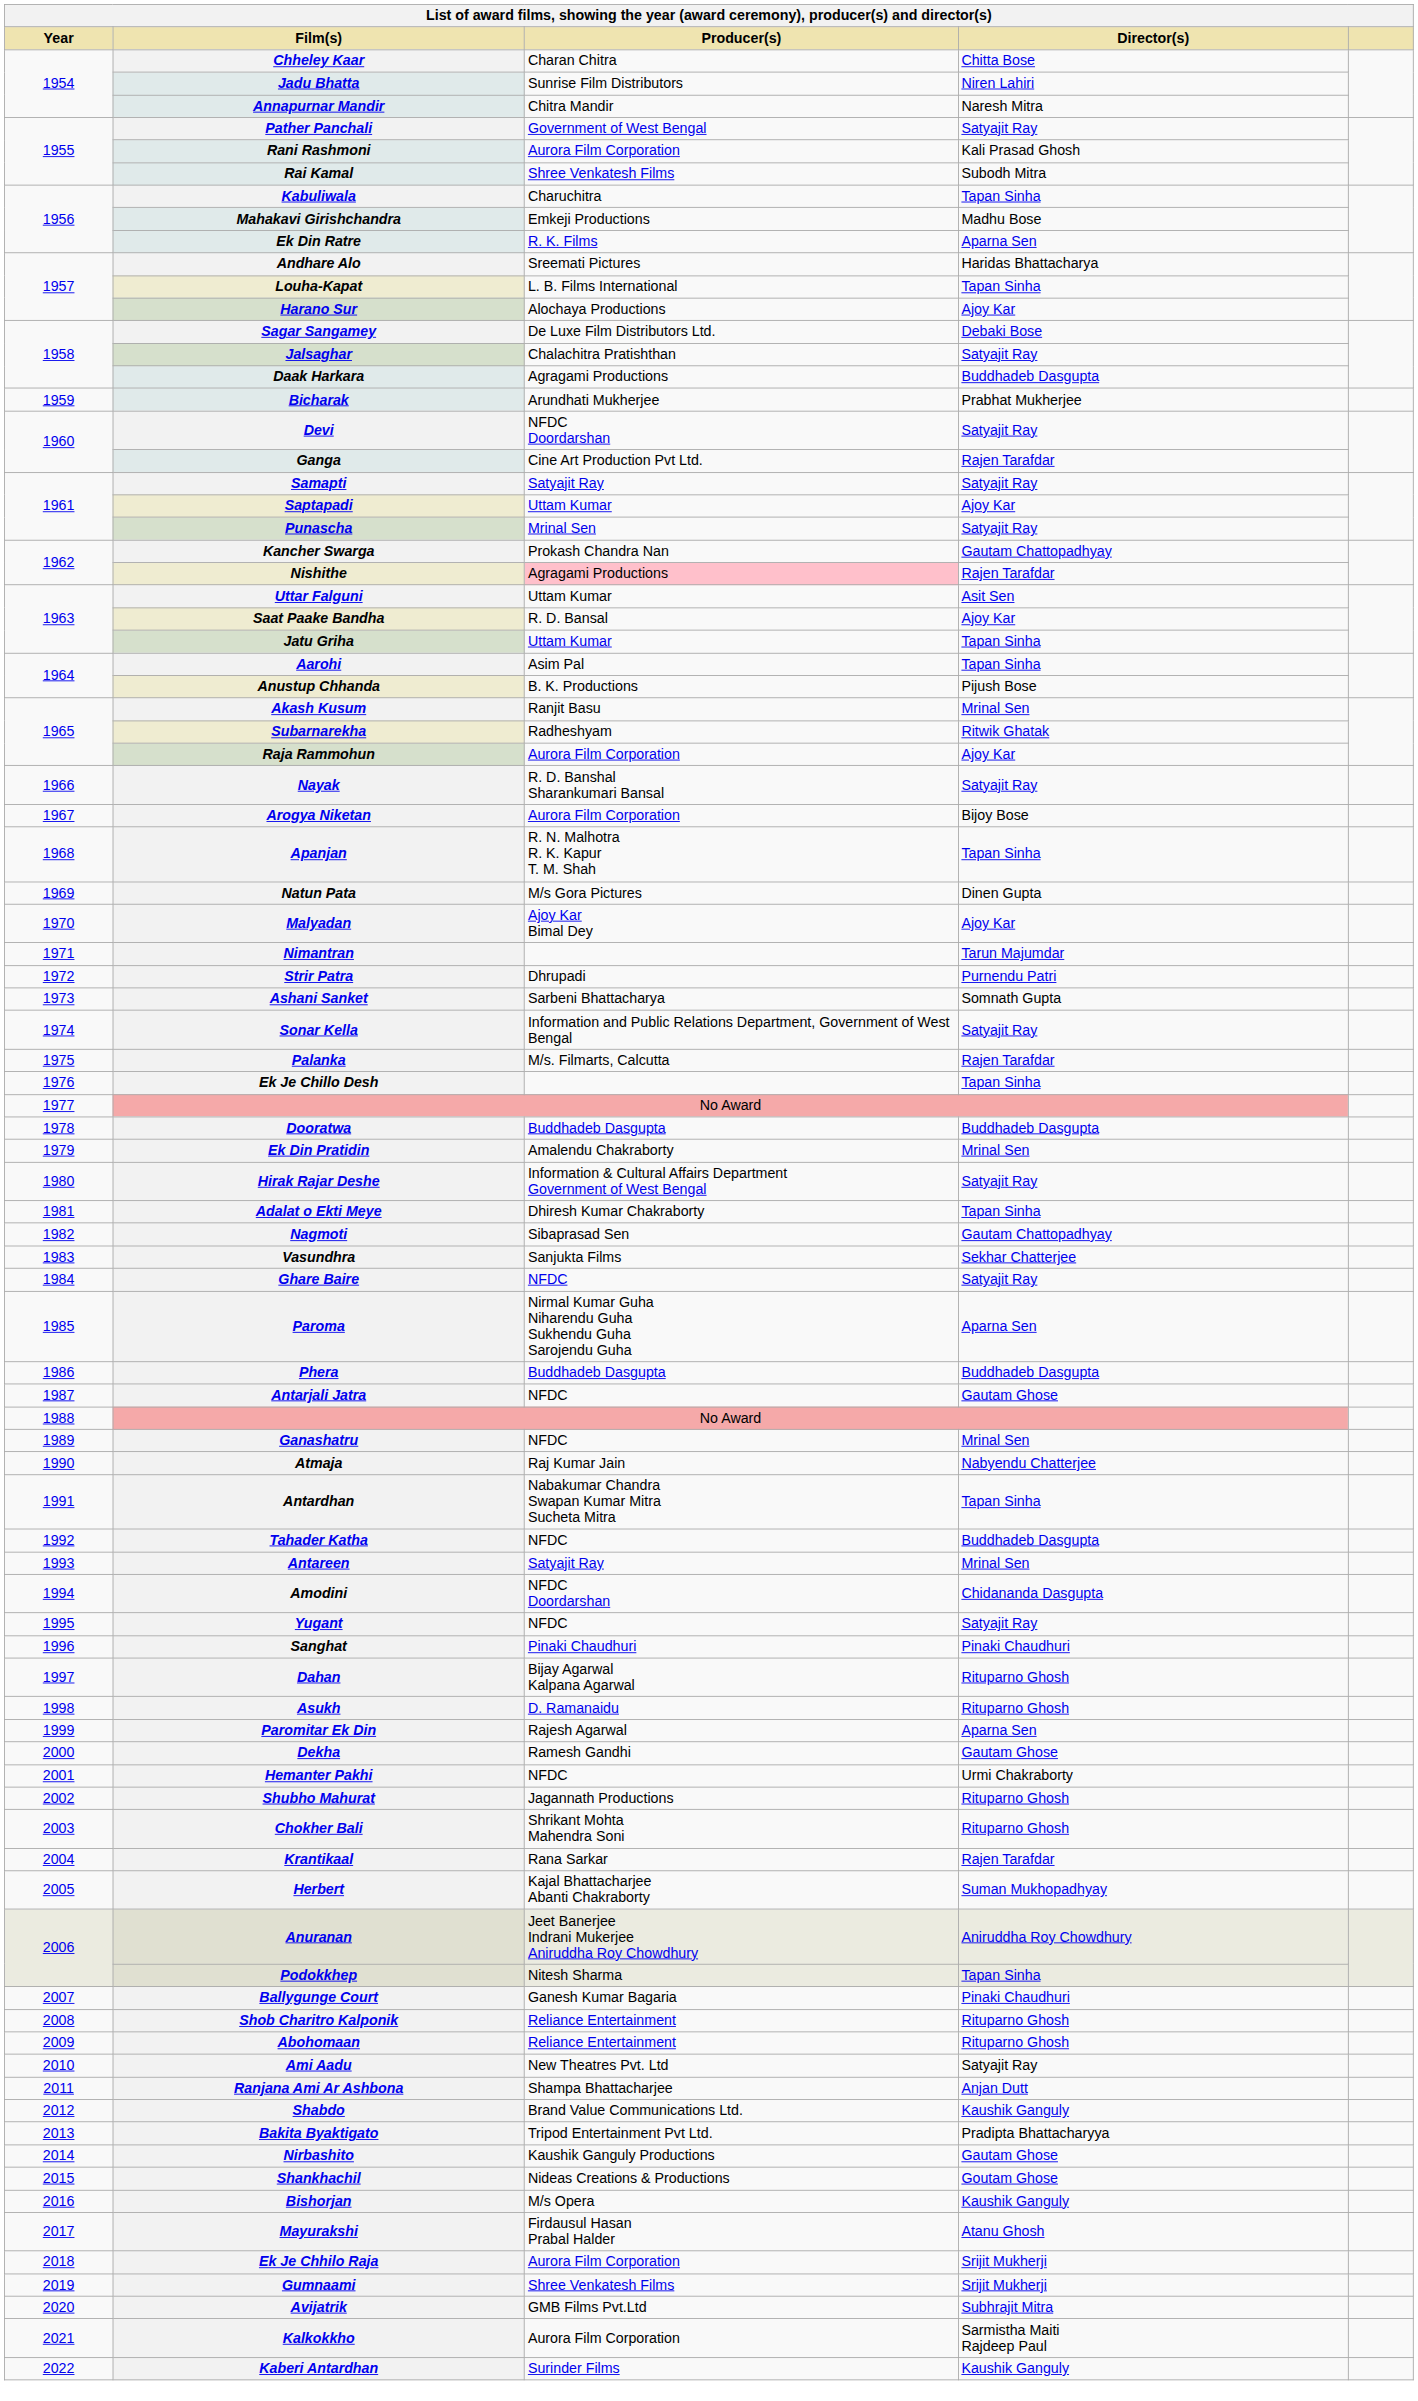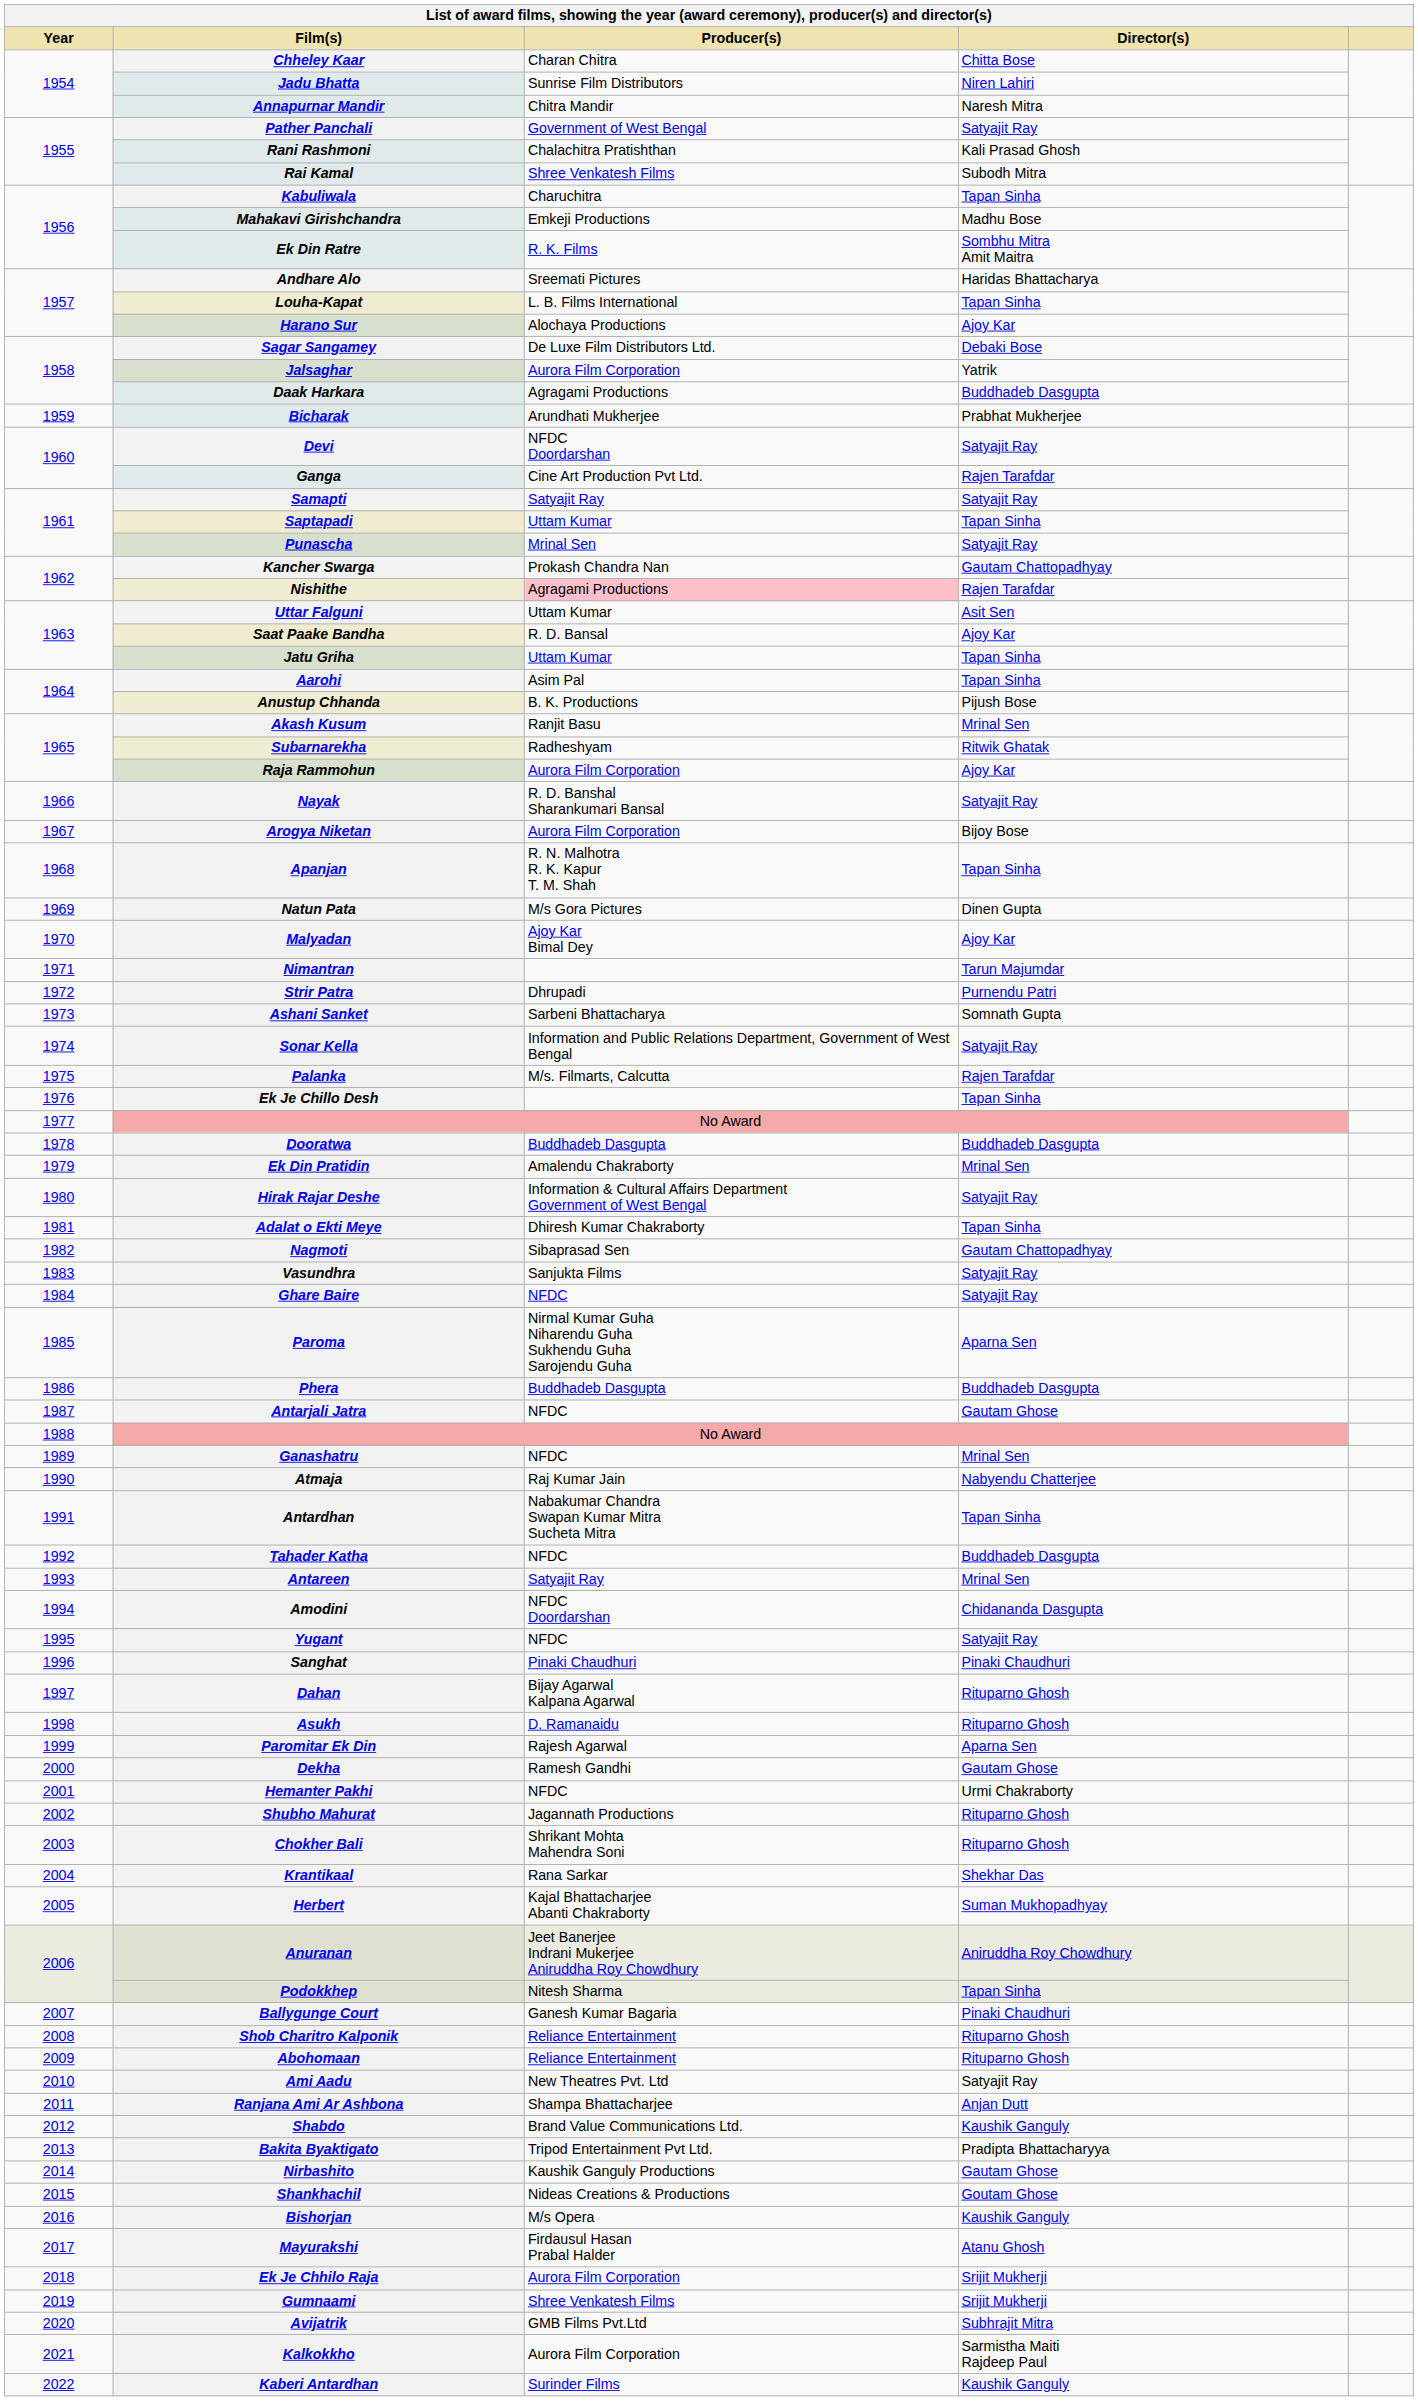(604, 151) Aurora Film Corporation -> (602, 151) Chalachitra Pratishthan
(999, 241) Aparna Sen -> (1006, 249) Sombhu Mitra Amit Maitra
(602, 354) Chalachitra Pratishthan -> (604, 370) Aurora Film Corporation
(999, 354) Satyajit Ray -> (979, 370) Yatrik
(988, 506) Ajoy Kar -> (1001, 522) Tapan Sinha
(1019, 1257) Sekhar Chatterjee -> (999, 1273) Satyajit Ray
(1008, 1859) Rajen Tarafdar -> (1003, 1875) Shekhar Das
